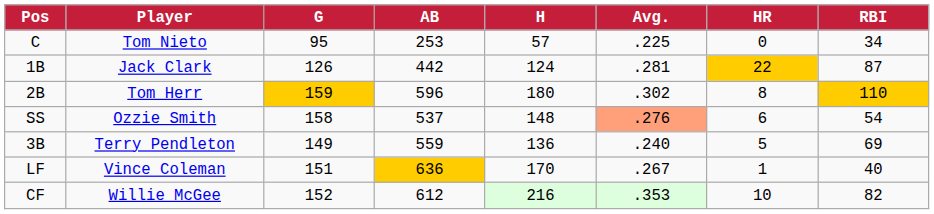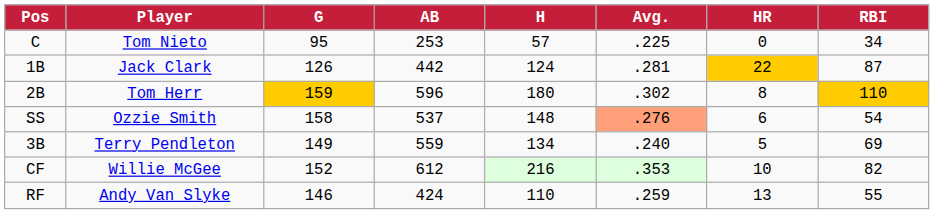(541, 144) 136 -> (541, 144) 134
- row: (35, 170)
+ row: (35, 195)
